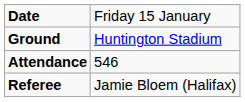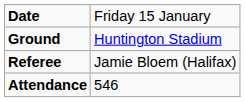rows swapped: (48, 61) <-> (35, 84)
